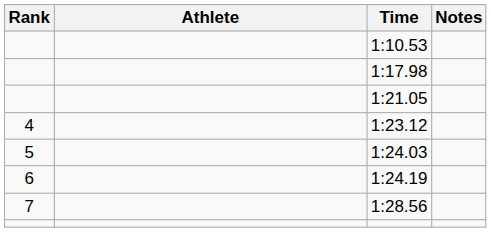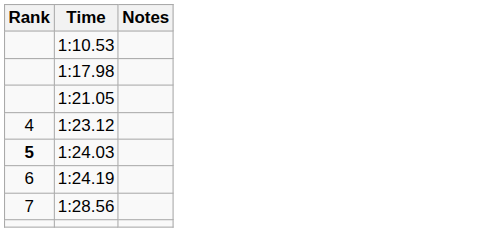- column: (210, 17)
(29, 152) normal -> (29, 152) bold
